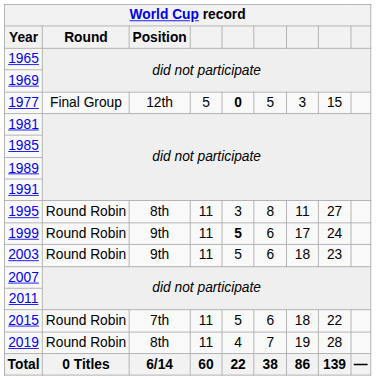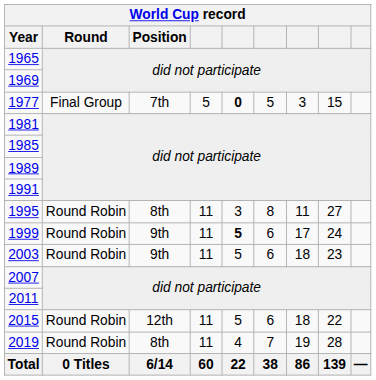(160, 102) 12th -> (160, 102) 7th
(160, 320) 7th -> (160, 320) 12th
